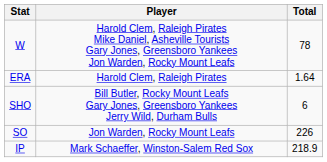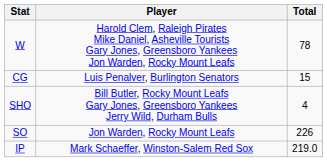- row: (20, 78)
+ row: (20, 78)
(305, 105) 6 -> (305, 105) 4
(305, 149) 218.9 -> (305, 149) 219.0
